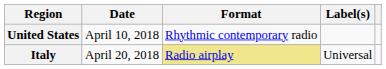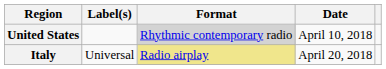columns swapped: (122, 14) <-> (348, 14)
(241, 34) no background -> (216, 34) lightgrey background
